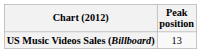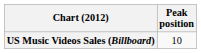(177, 40) 13 -> (177, 40) 10
